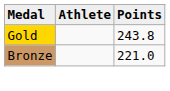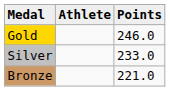(136, 35) 243.8 -> (136, 35) 246.0
+ row: (30, 55)
